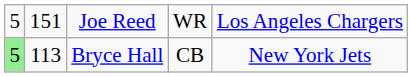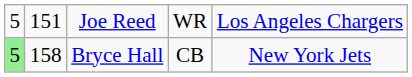(46, 54) 113 -> (46, 54) 158
